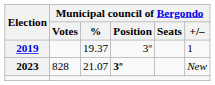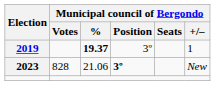(96, 48) normal -> (96, 48) bold
(96, 66) 21.07 -> (96, 66) 21.06
